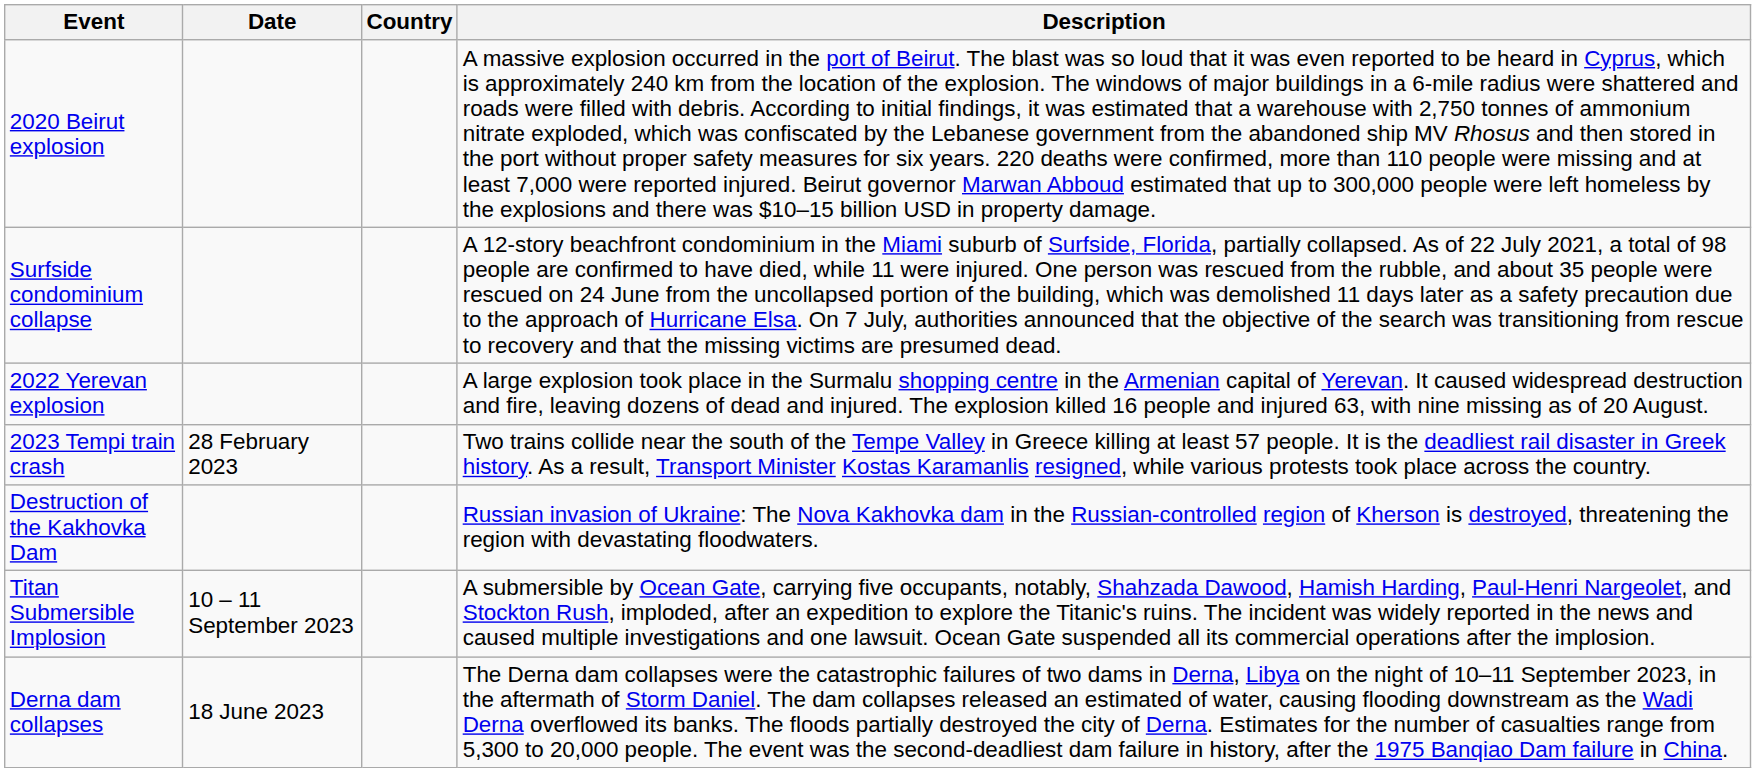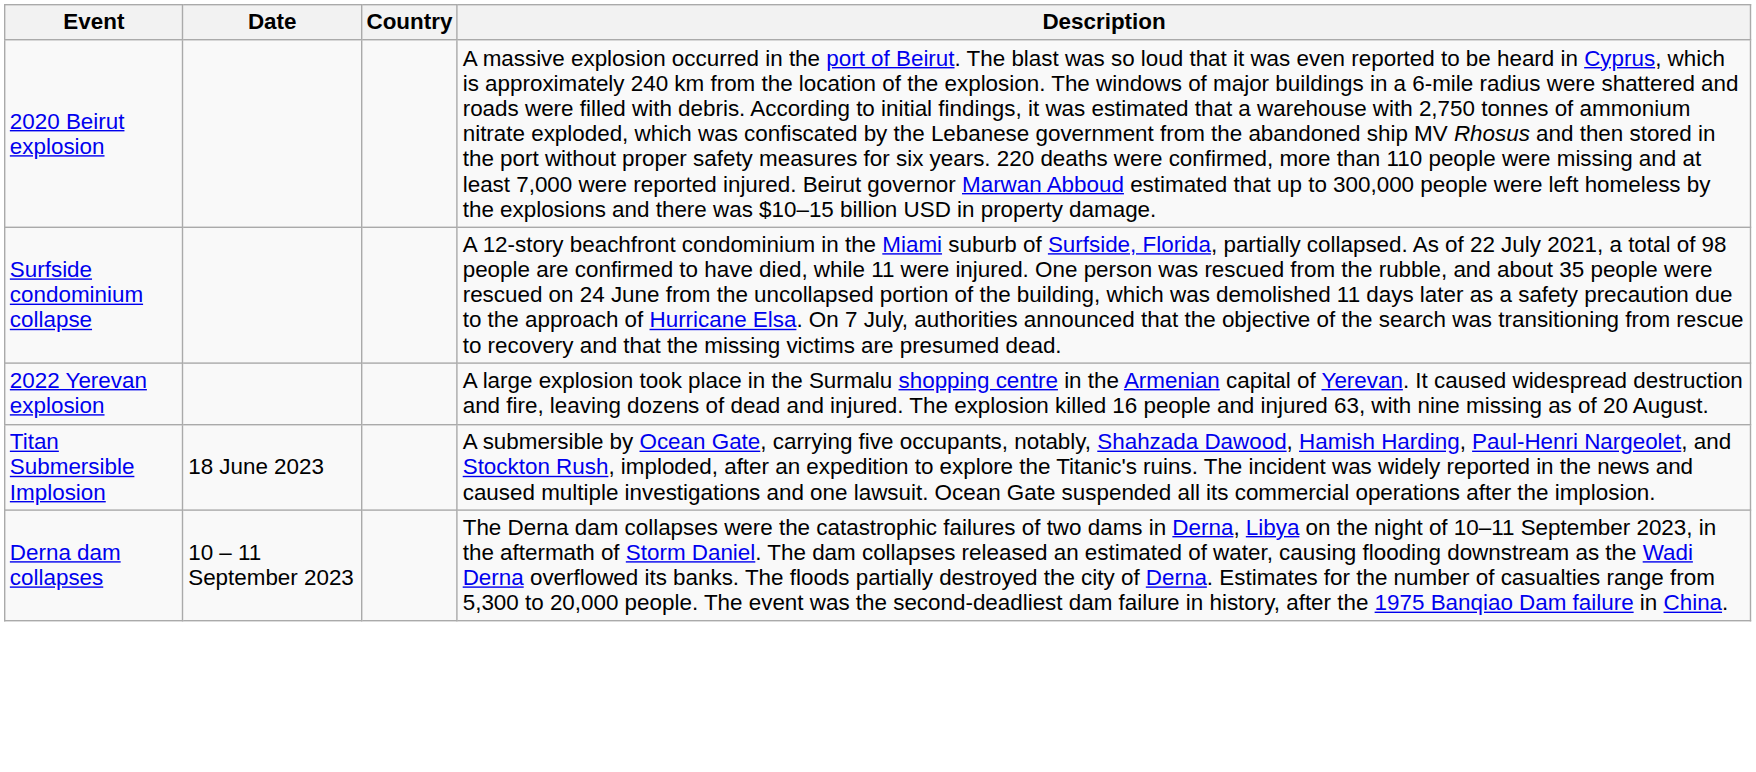- row: (92, 454)
- row: (79, 527)
(271, 613) 10 – 11 September 2023 -> (256, 466) 18 June 2023
(256, 711) 18 June 2023 -> (271, 565) 10 – 11 September 2023
